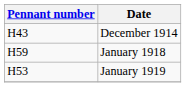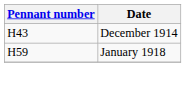- row: (133, 71)
